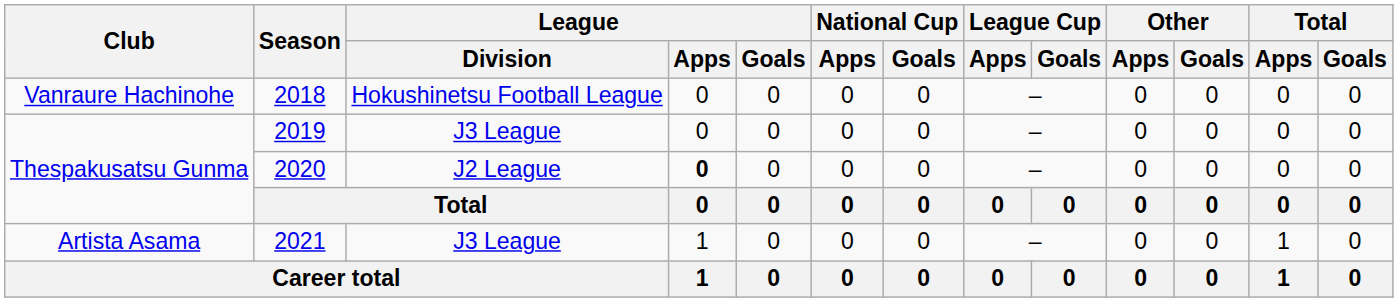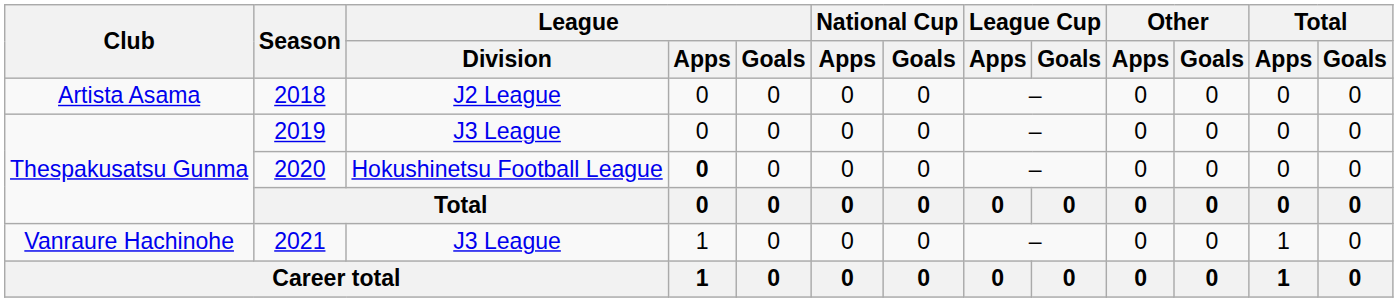(129, 95) Vanraure Hachinohe -> (129, 95) Artista Asama
(507, 95) Hokushinetsu Football League -> (507, 95) J2 League
(507, 168) J2 League -> (507, 168) Hokushinetsu Football League
(129, 242) Artista Asama -> (129, 242) Vanraure Hachinohe
